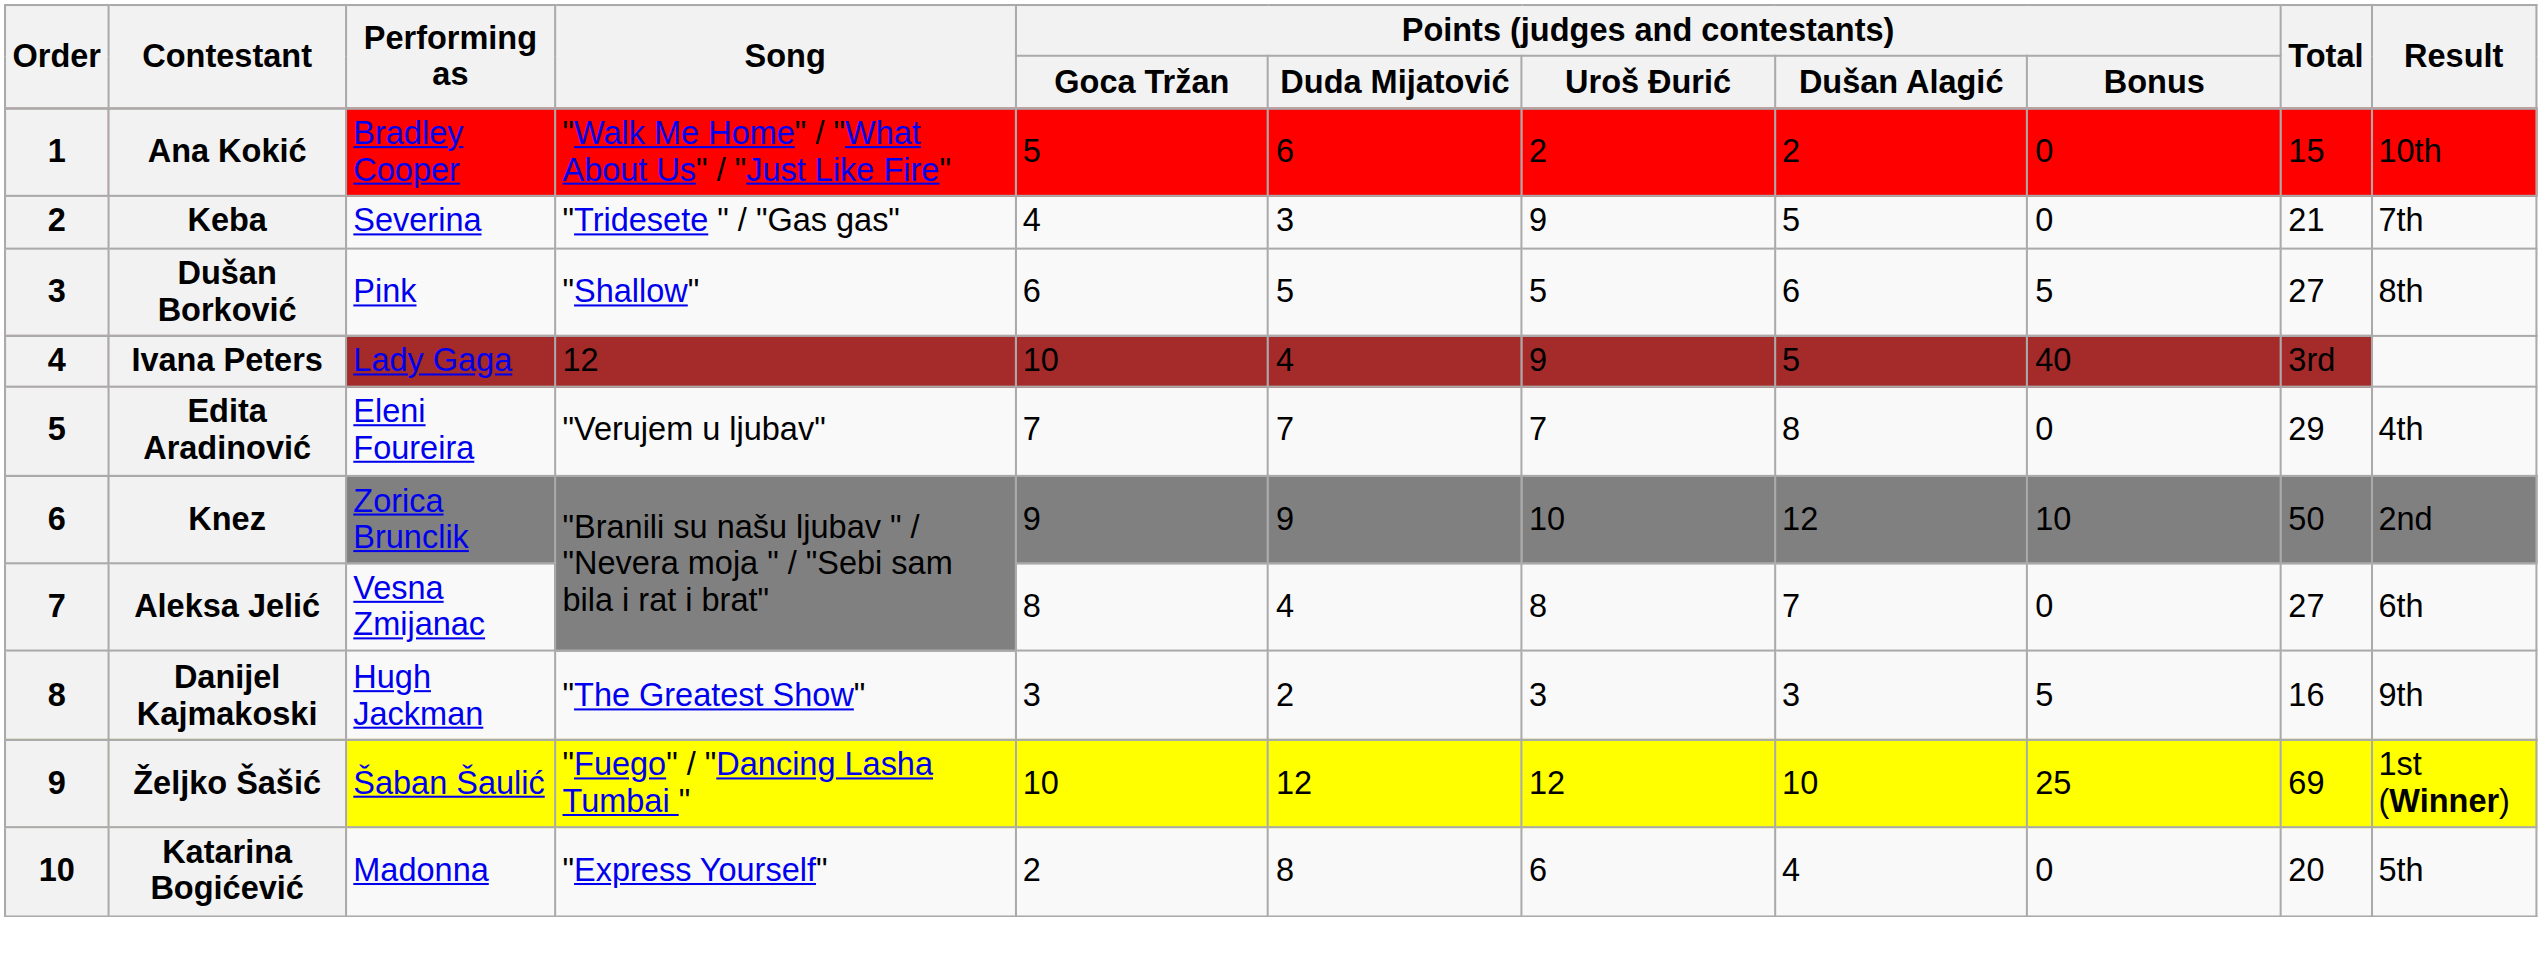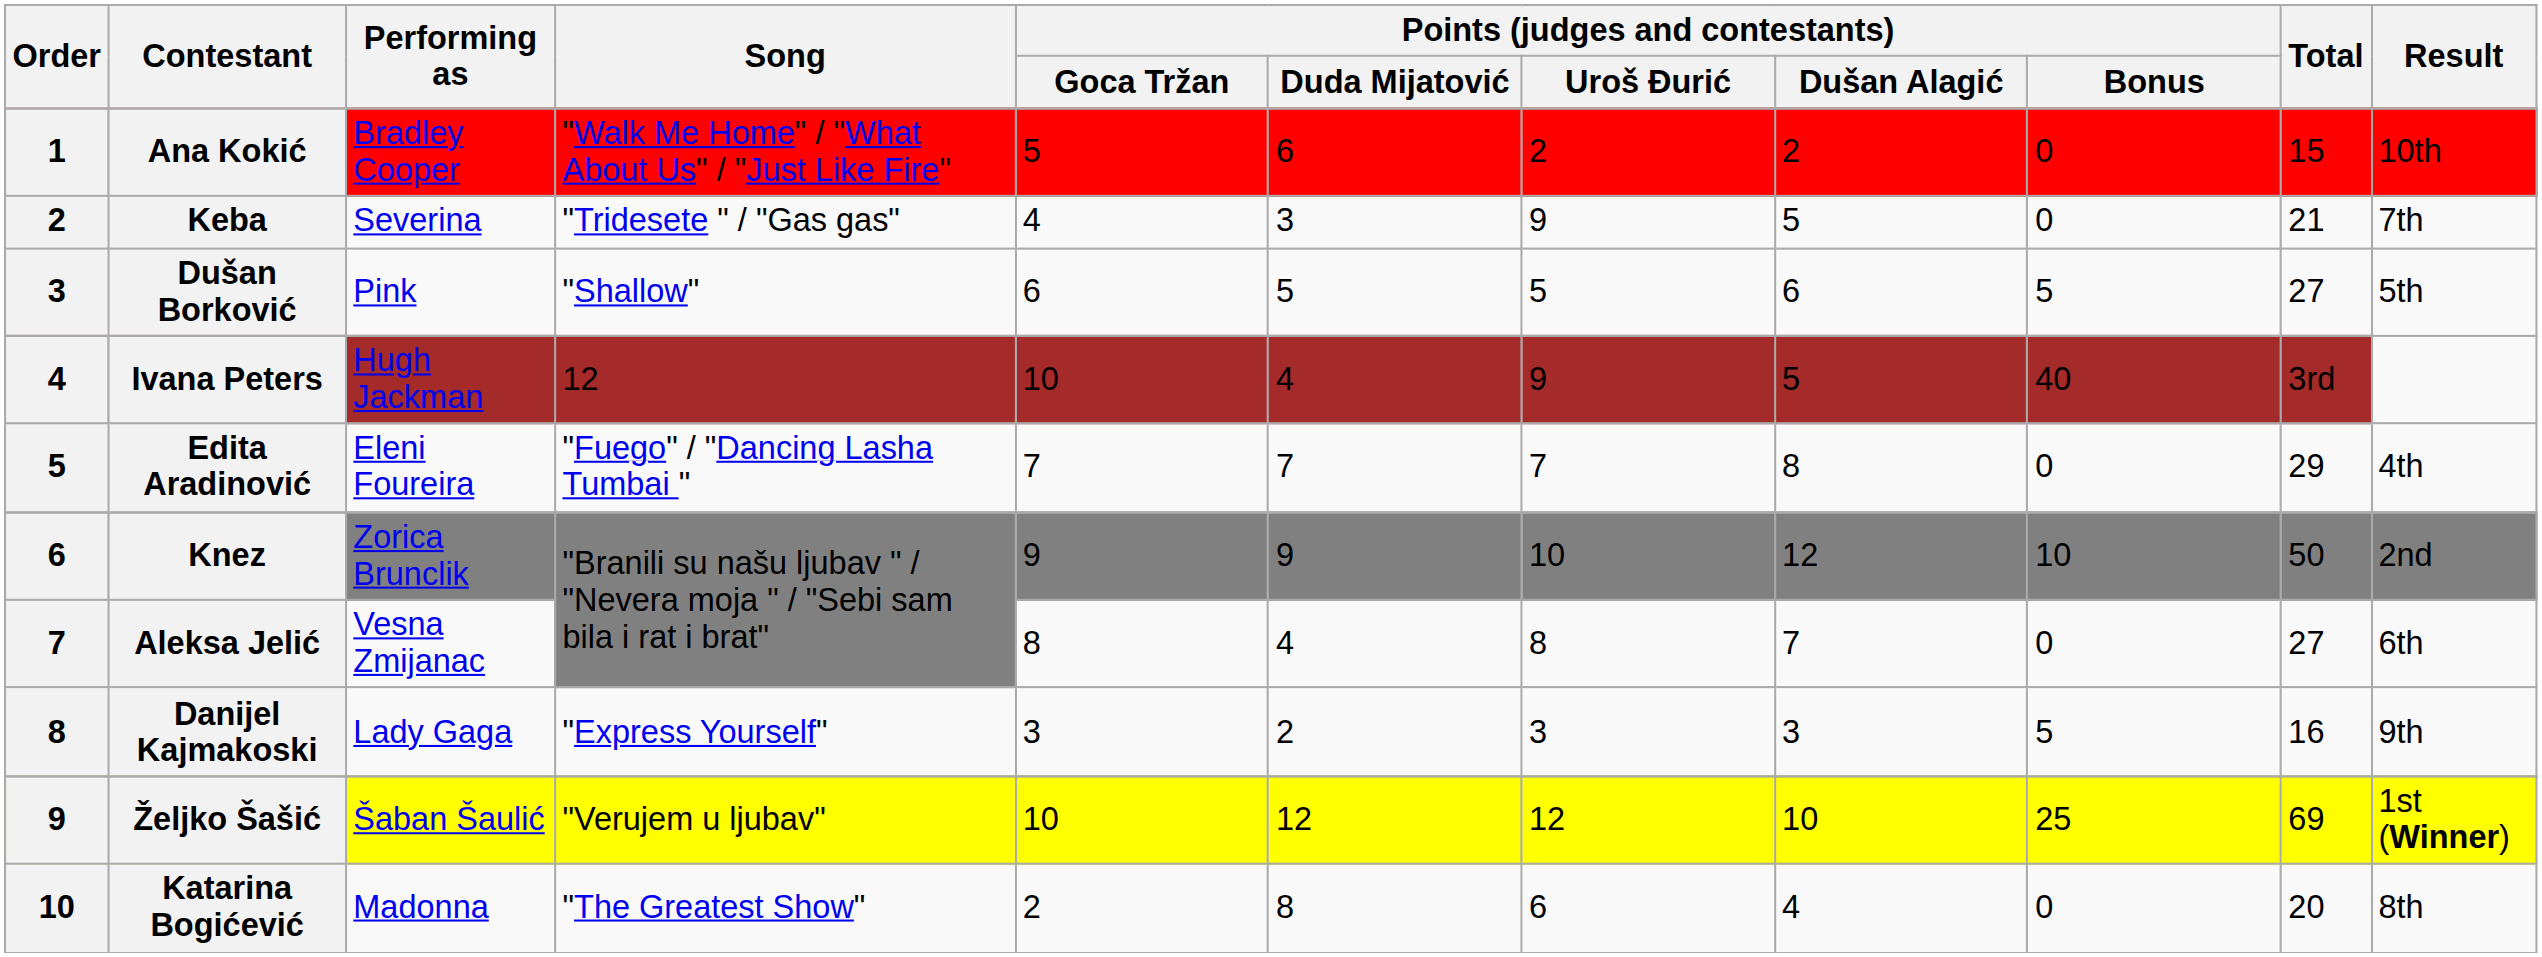(2401, 291) 8th -> (2401, 291) 5th
(433, 360) Lady Gaga -> (418, 379) Hugh Jackman
(694, 430) "Verujem u ljubav" -> (748, 467) "Fuego" / "Dancing Lasha Tumbai "
(418, 694) Hugh Jackman -> (433, 731) Lady Gaga
(714, 694) "The Greatest Show" -> (695, 731) "Express Yourself"
(748, 782) "Fuego" / "Dancing Lasha Tumbai " -> (694, 819) "Verujem u ljubav"
(695, 870) "Express Yourself" -> (714, 907) "The Greatest Show"
(2401, 870) 5th -> (2401, 907) 8th
